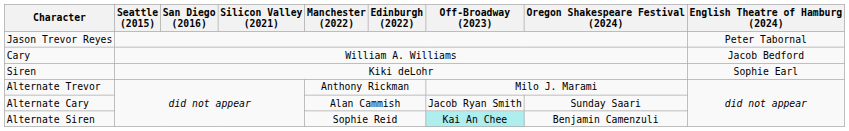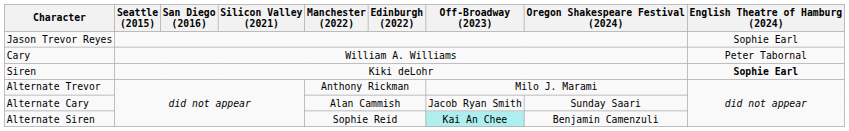(766, 39) Peter Tabornal -> (766, 39) Sophie Earl
(766, 55) Jacob Bedford -> (766, 55) Peter Tabornal
(766, 71) normal -> (766, 71) bold
